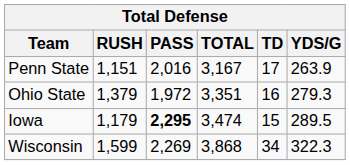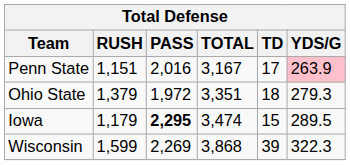(311, 69) no background -> (311, 69) pink background
(271, 95) 16 -> (271, 95) 18
(271, 146) 34 -> (271, 146) 39
